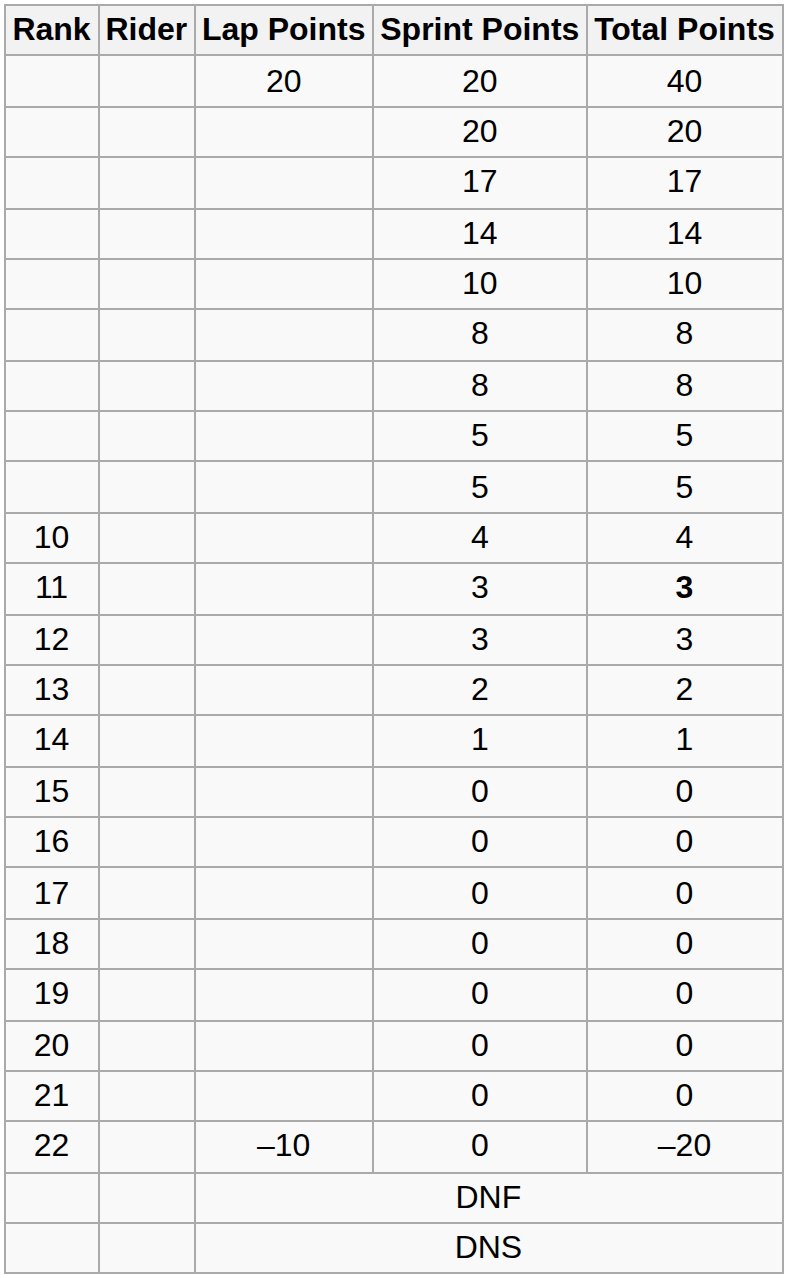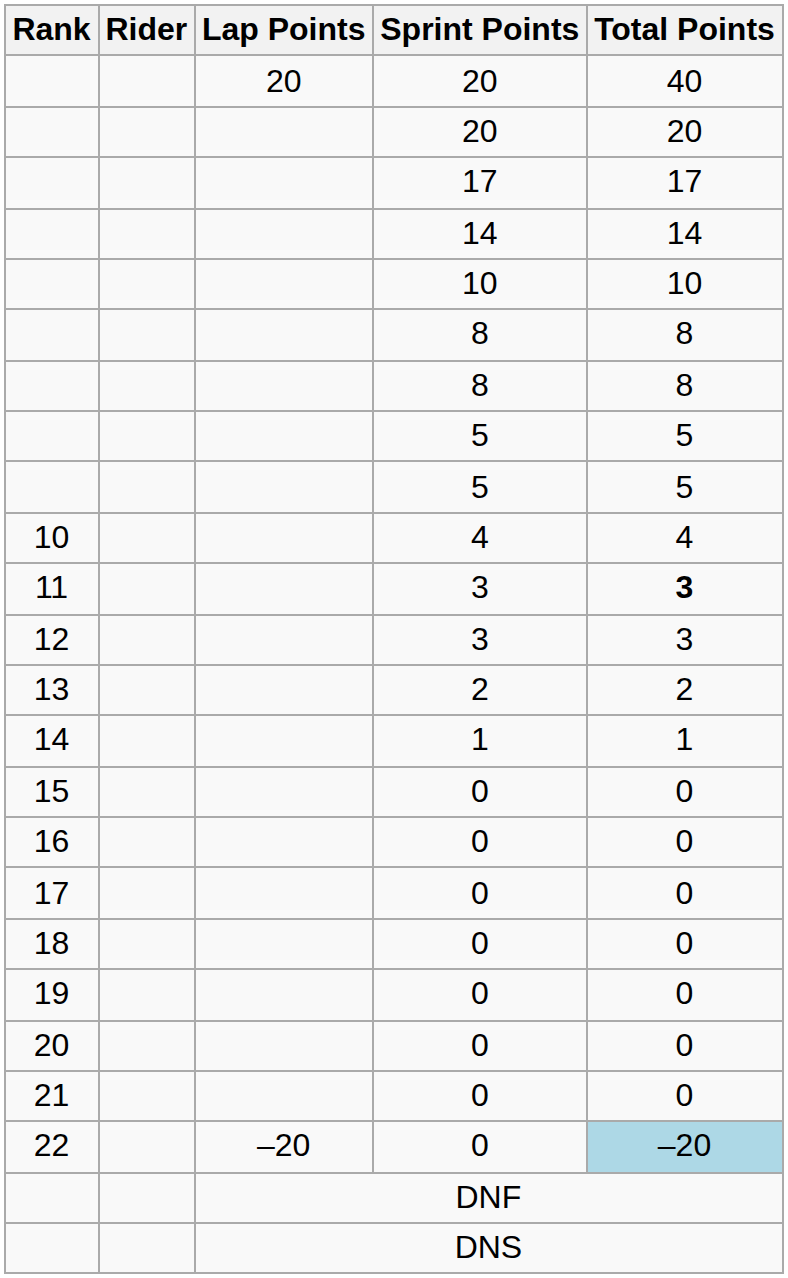(284, 1146) –10 -> (284, 1146) –20
(684, 1146) no background -> (684, 1146) lightblue background
